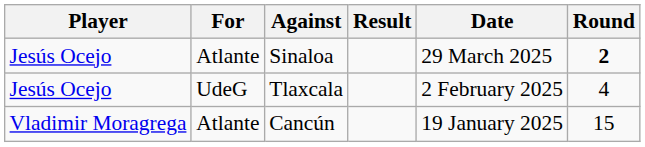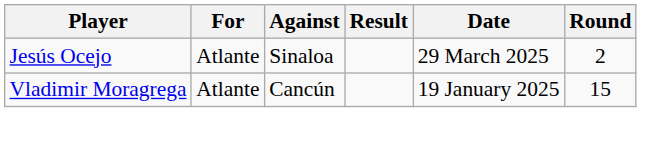(604, 55) bold -> (600, 55) normal
- row: (306, 89)
